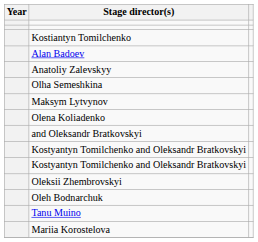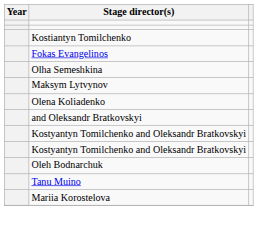+ row: (17, 54)
- row: (17, 54)
- row: (17, 70)
- row: (17, 181)
